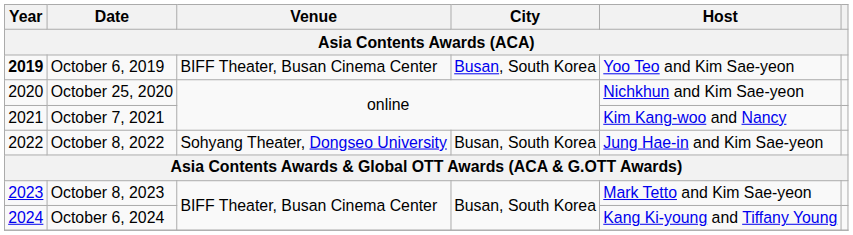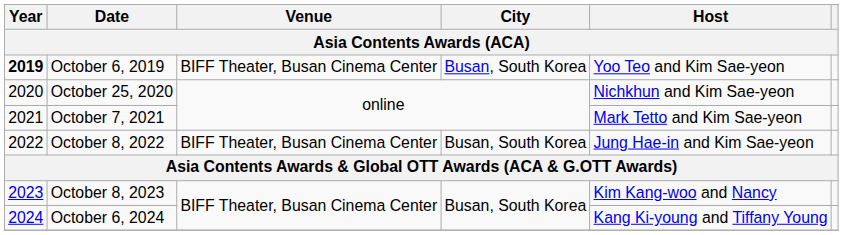(695, 117) Kim Kang-woo and Nancy -> (698, 117) Mark Tetto and Kim Sae-yeon
(314, 142) Sohyang Theater, Dongseo University -> (309, 142) BIFF Theater, Busan Cinema Center
(707, 192) Mark Tetto and Kim Sae-yeon -> (685, 192) Kim Kang-woo and Nancy
